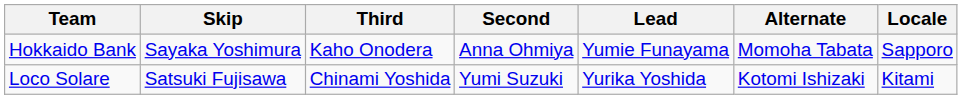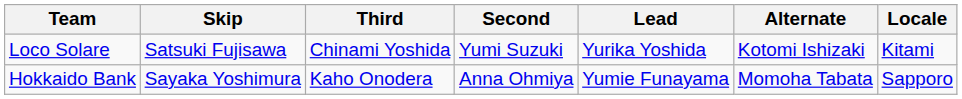rows swapped: (59, 79) <-> (72, 49)
